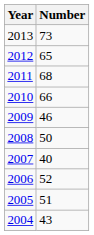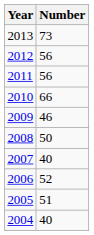(46, 55) 65 -> (46, 55) 56
(46, 76) 68 -> (46, 76) 56
(46, 220) 43 -> (46, 220) 40
